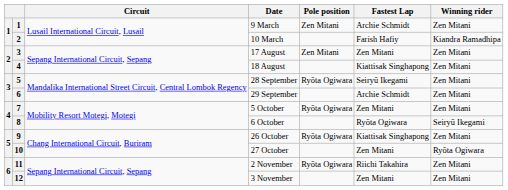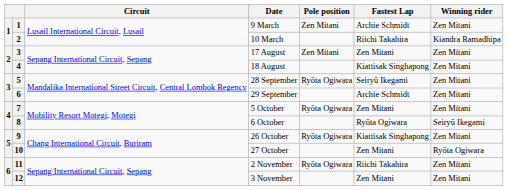(377, 38) Farish Hafiy -> (382, 38) Riichi Takahira
